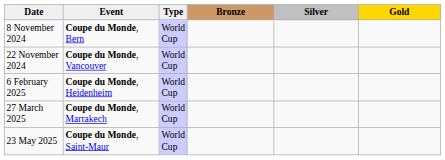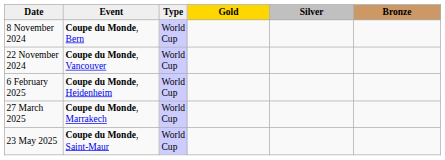columns swapped: (399, 11) <-> (231, 11)
